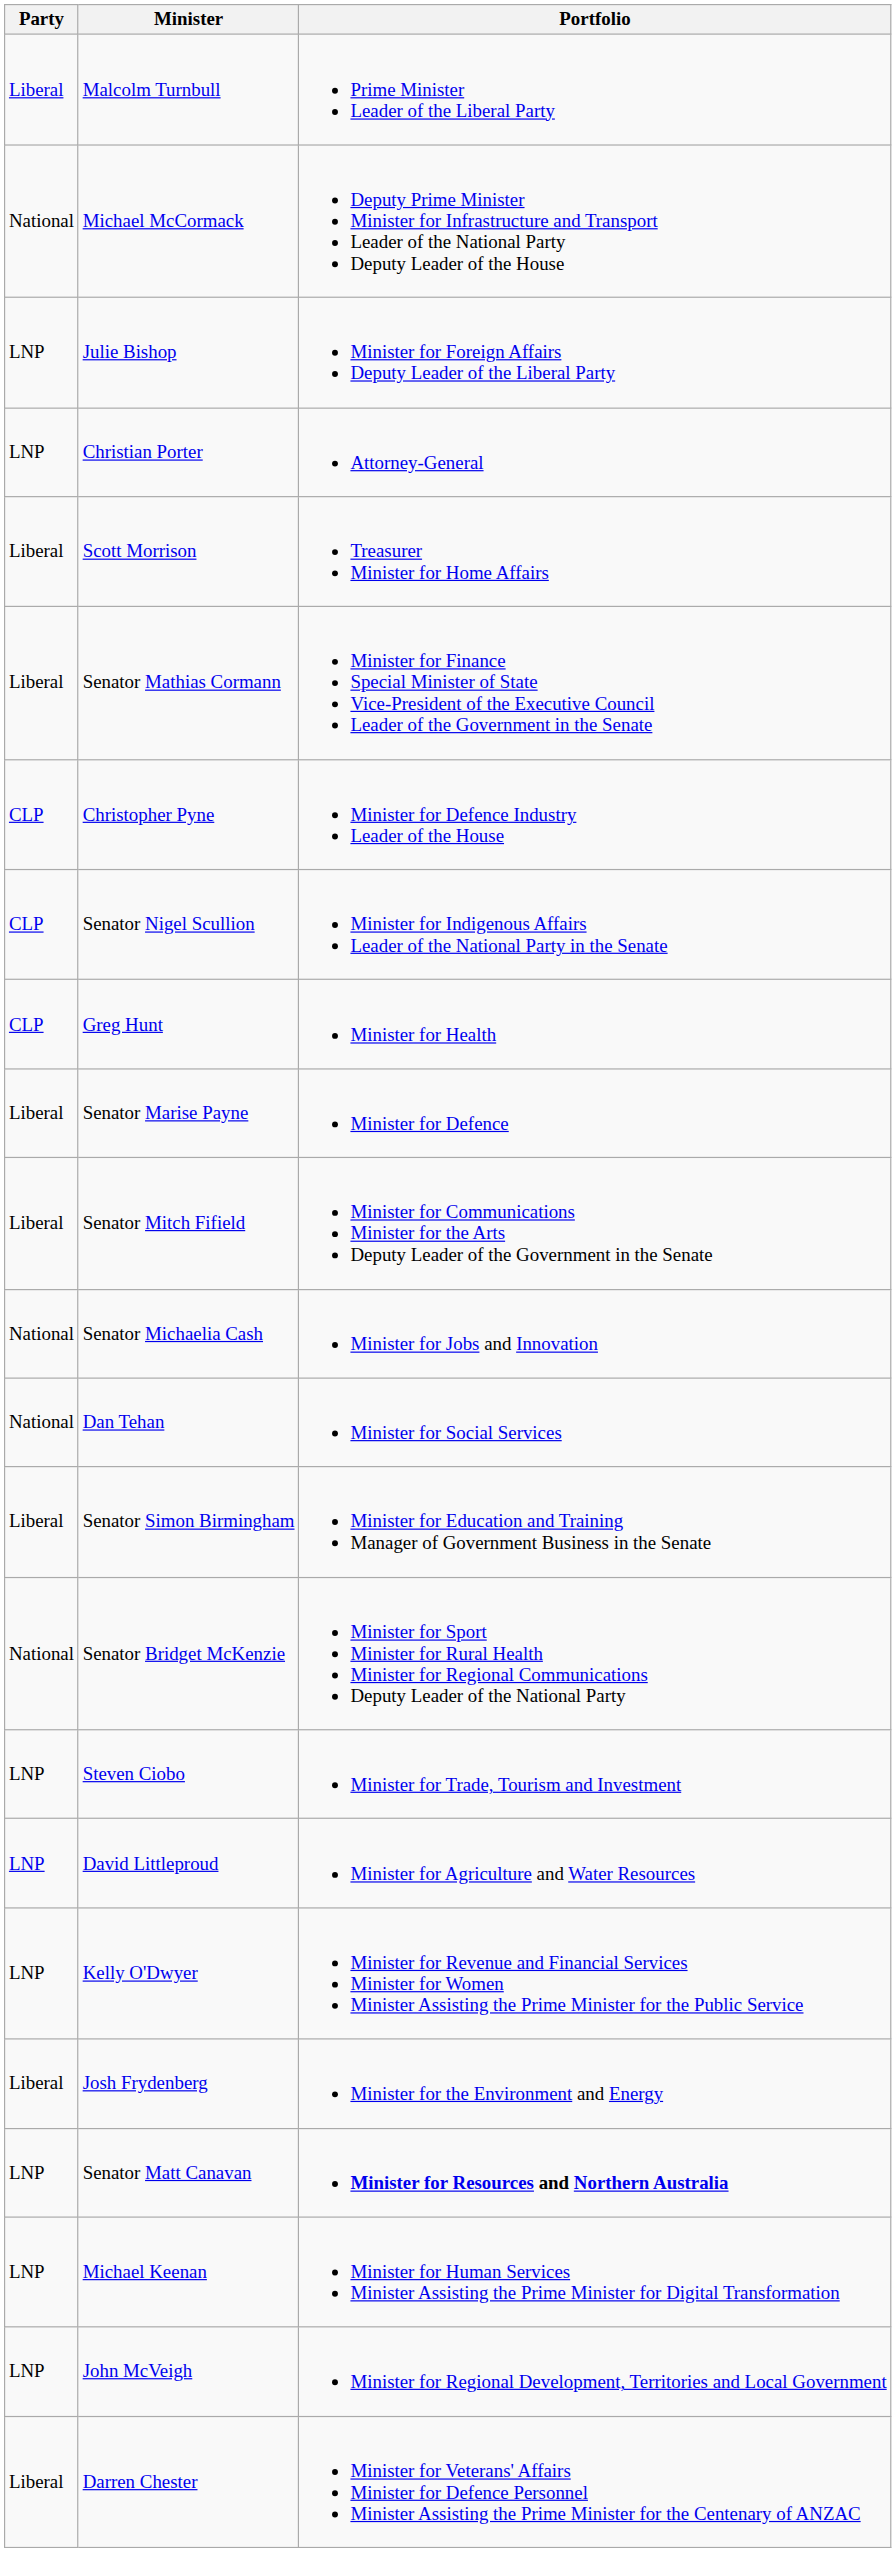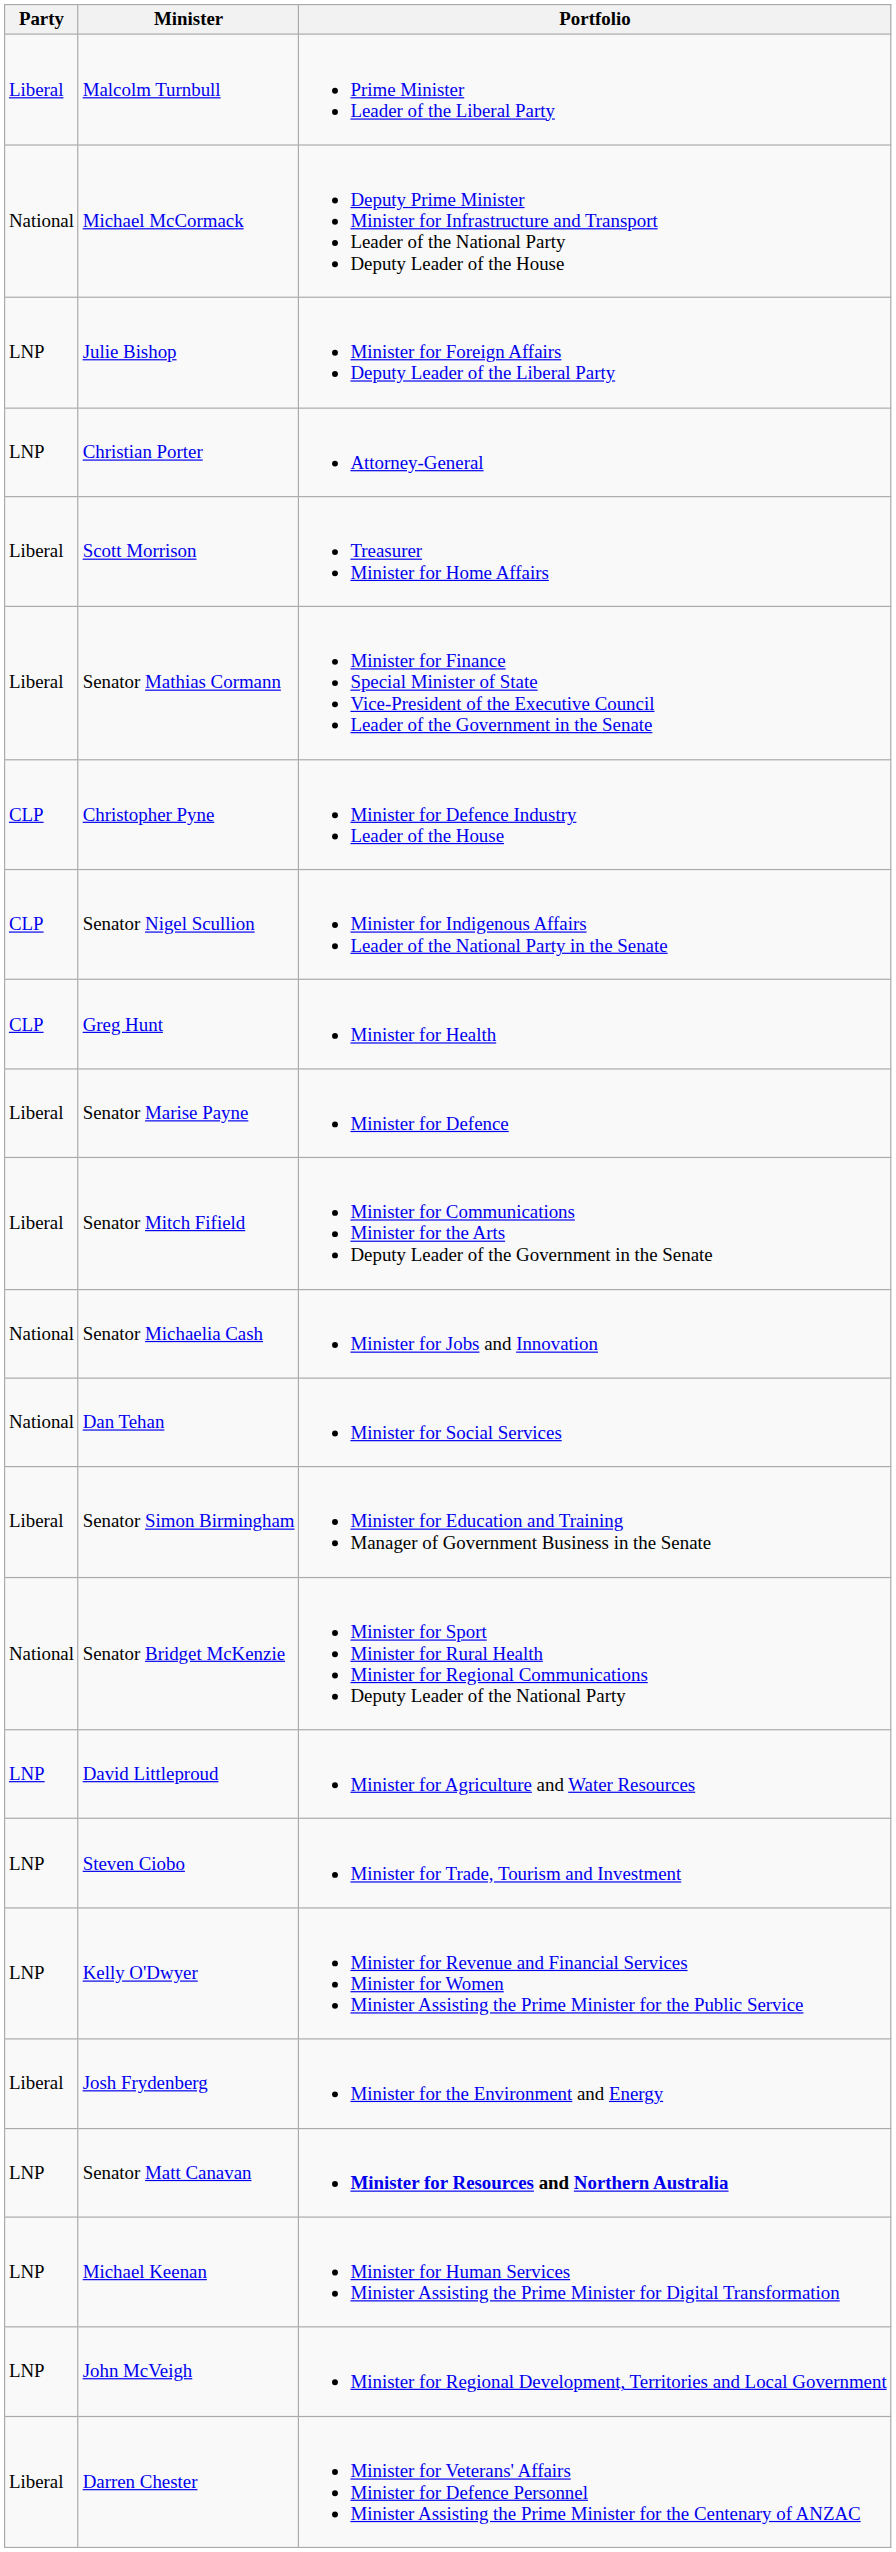rows swapped: (134, 1774) <-> (151, 1863)
